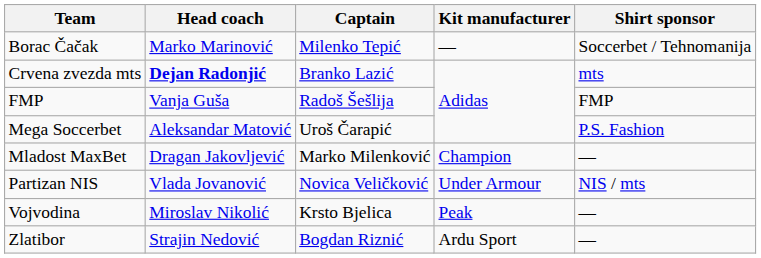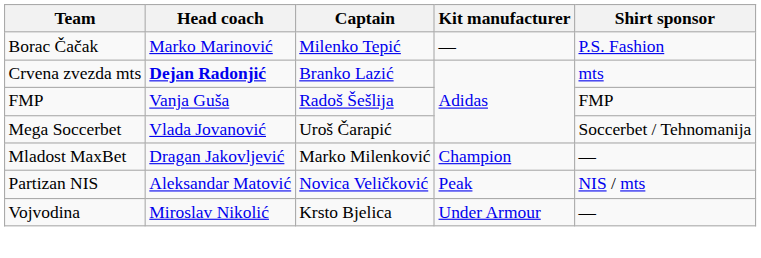(665, 45) Soccerbet / Tehnomanija -> (621, 45) P.S. Fashion
(220, 128) Aleksandar Matović -> (208, 128) Vlada Jovanović
(621, 128) P.S. Fashion -> (665, 128) Soccerbet / Tehnomanija
(208, 184) Vlada Jovanović -> (220, 184) Aleksandar Matović
(490, 184) Under Armour -> (455, 184) Peak
(455, 211) Peak -> (490, 211) Under Armour
- row: (37, 239)
